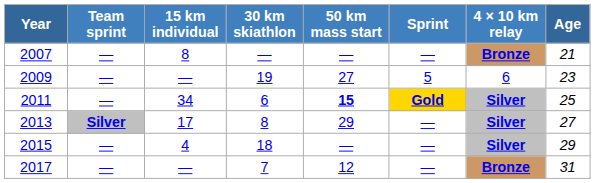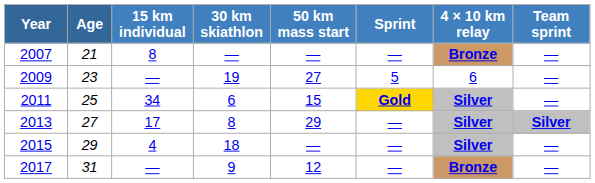columns swapped: (568, 24) <-> (106, 24)
(346, 100) bold -> (313, 100) normal
(264, 168) 7 -> (232, 168) 9
